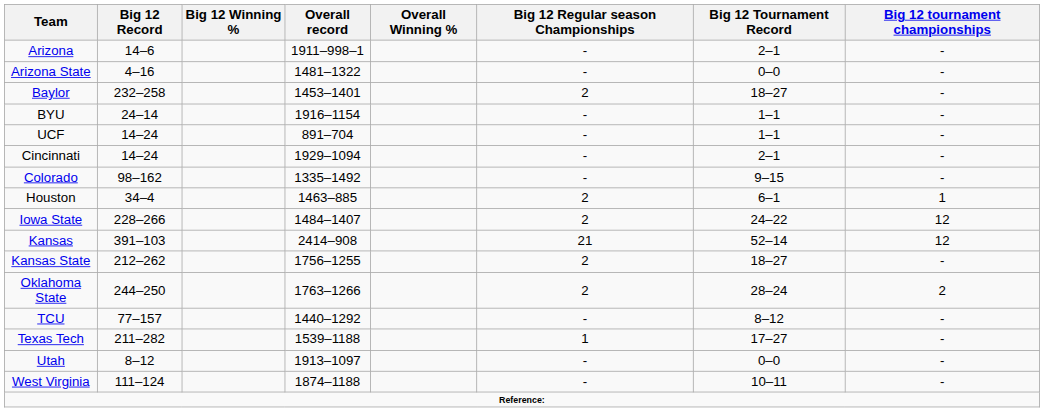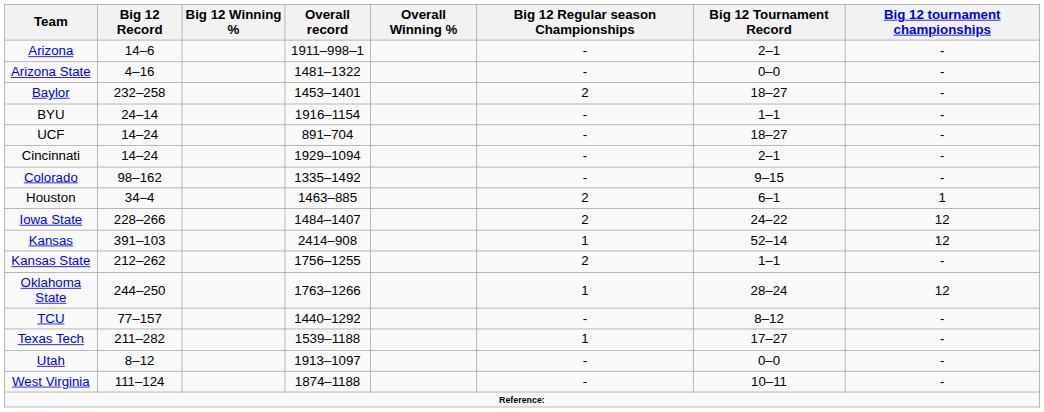(769, 135) 1–1 -> (769, 135) 18–27
(585, 240) 21 -> (585, 240) 1
(769, 261) 18–27 -> (769, 261) 1–1
(585, 290) 2 -> (585, 290) 1
(942, 290) 2 -> (942, 290) 12
